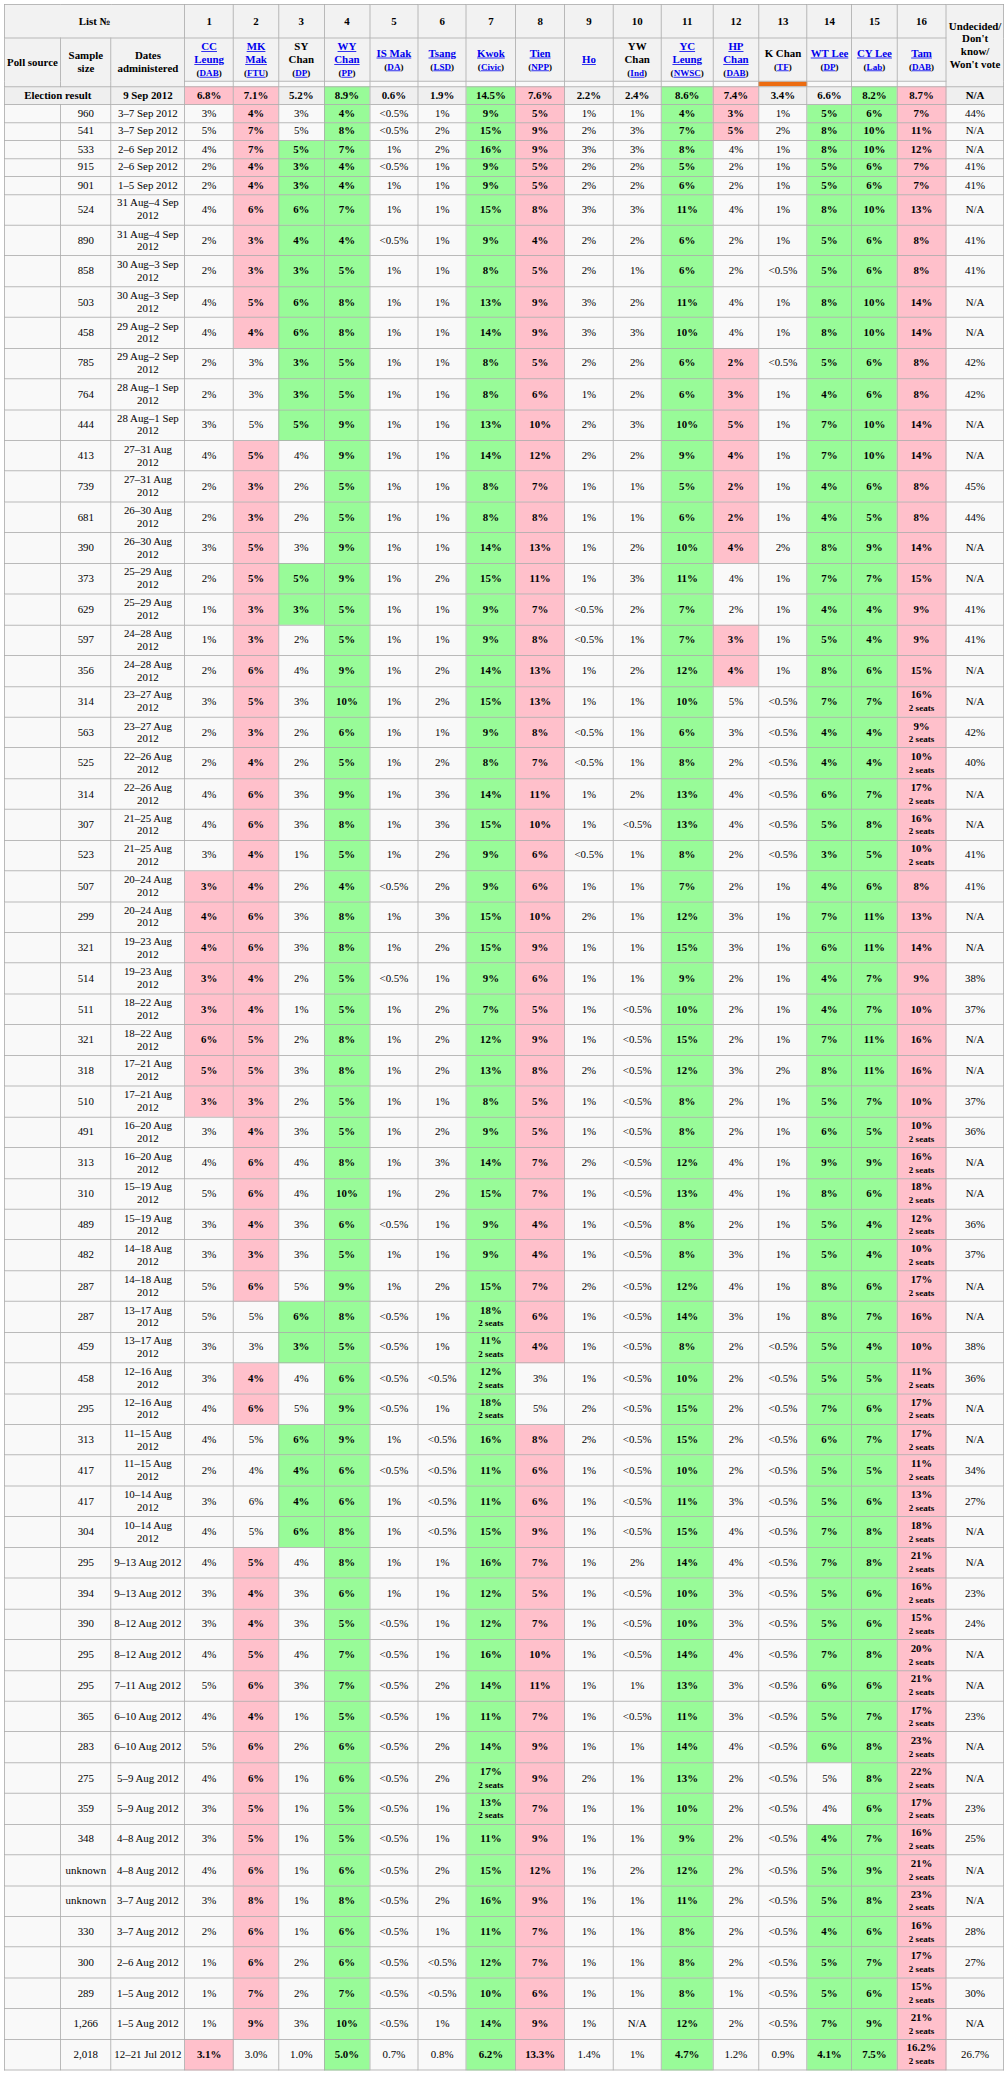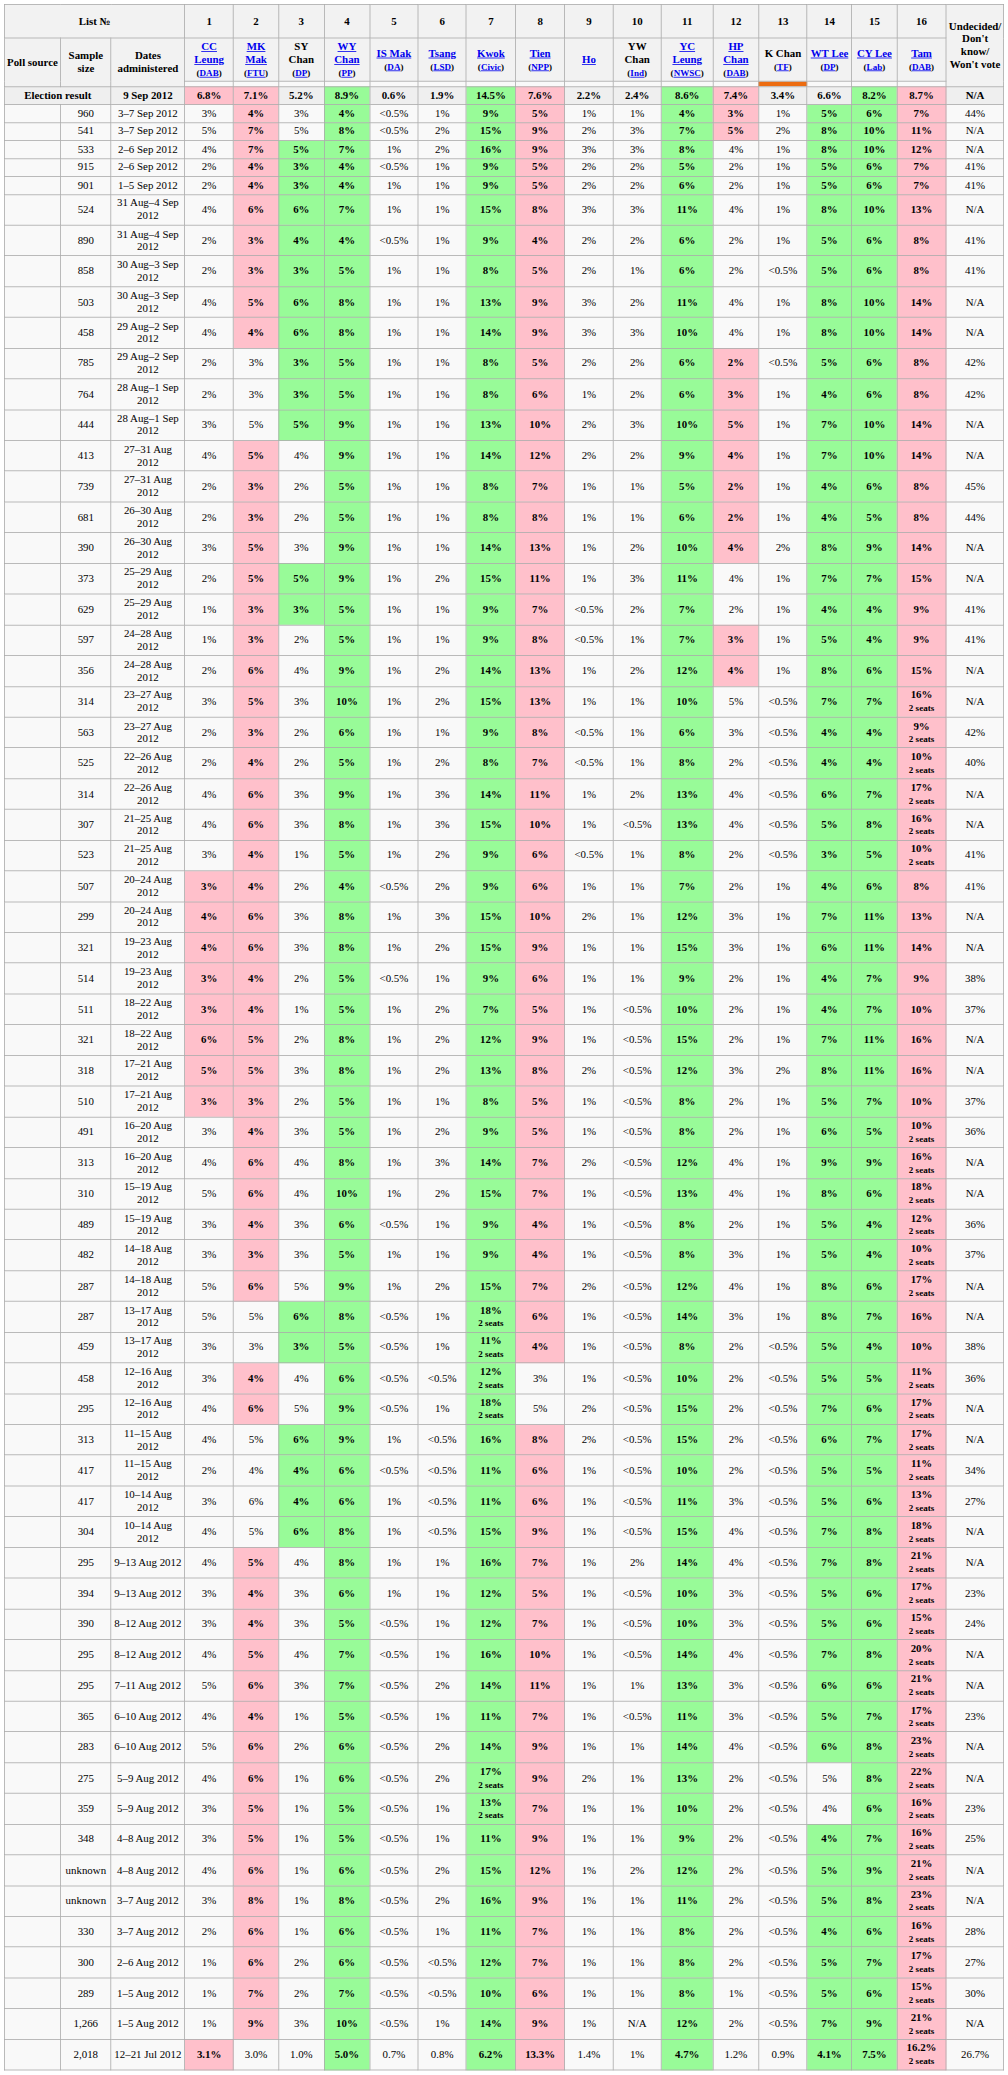(922, 1593) 16% 2 seats -> (922, 1593) 17% 2 seats
(922, 1808) 17% 2 seats -> (922, 1808) 16% 2 seats
